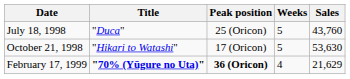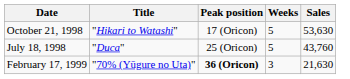rows swapped: (36, 30) <-> (45, 47)
(148, 64) bold -> (144, 64) normal
(280, 64) 4 -> (271, 64) 3
(327, 64) 21,629 -> (318, 64) 21,630
